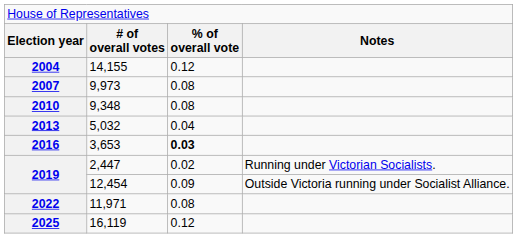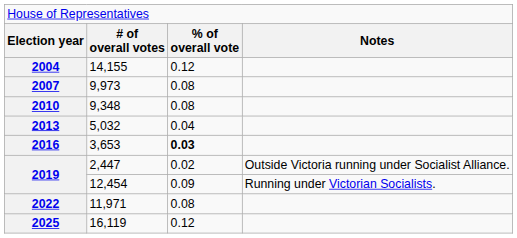(340, 164) Running under Victorian Socialists. -> (377, 164) Outside Victoria running under Socialist Alliance.
(377, 184) Outside Victoria running under Socialist Alliance. -> (340, 184) Running under Victorian Socialists.
